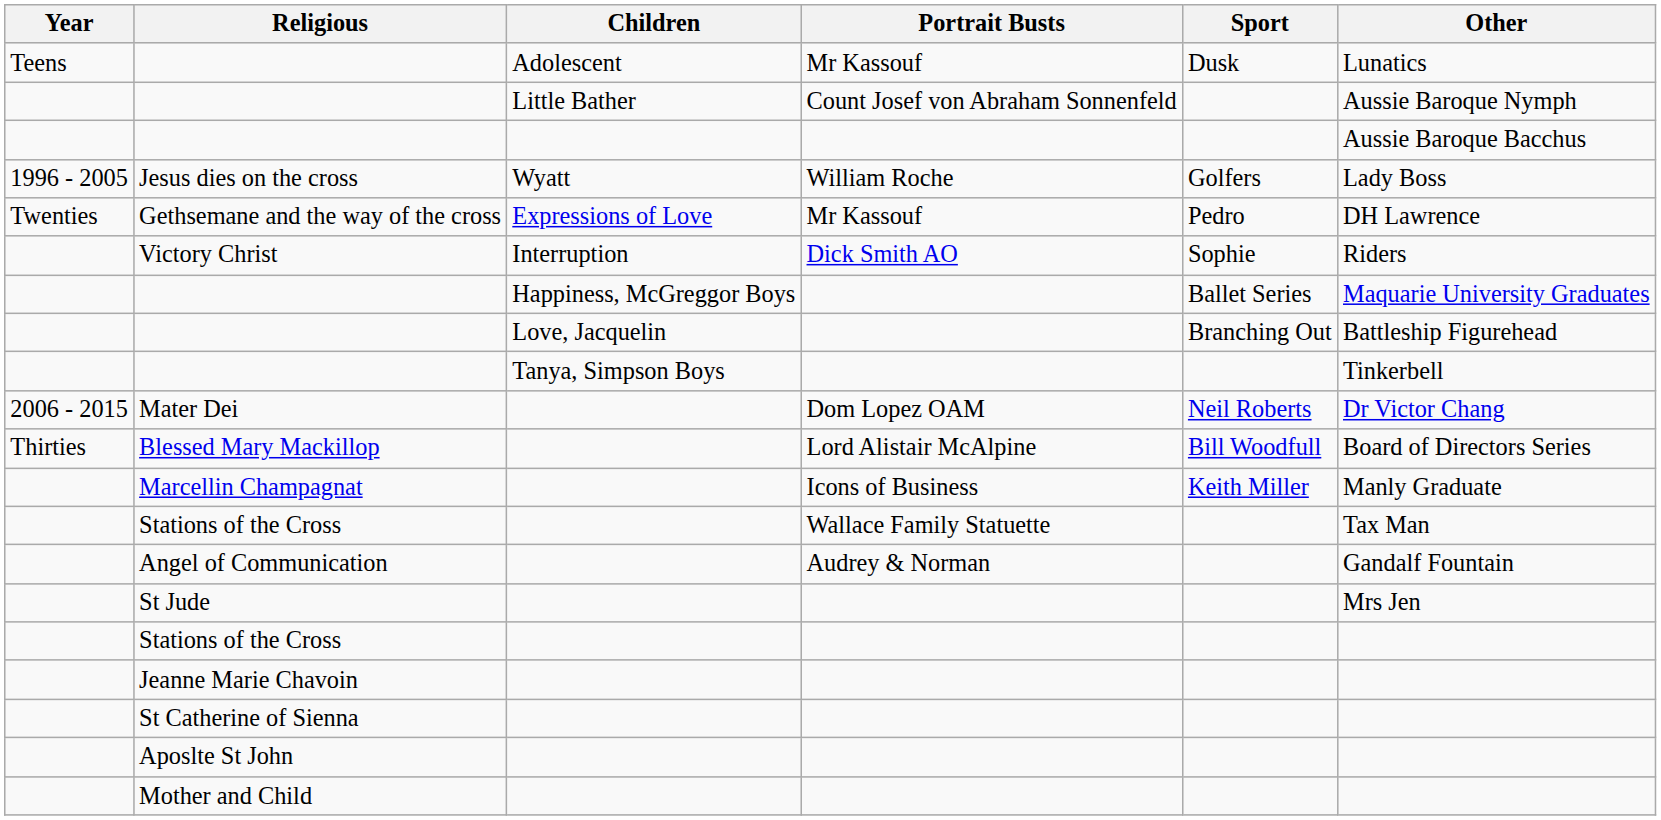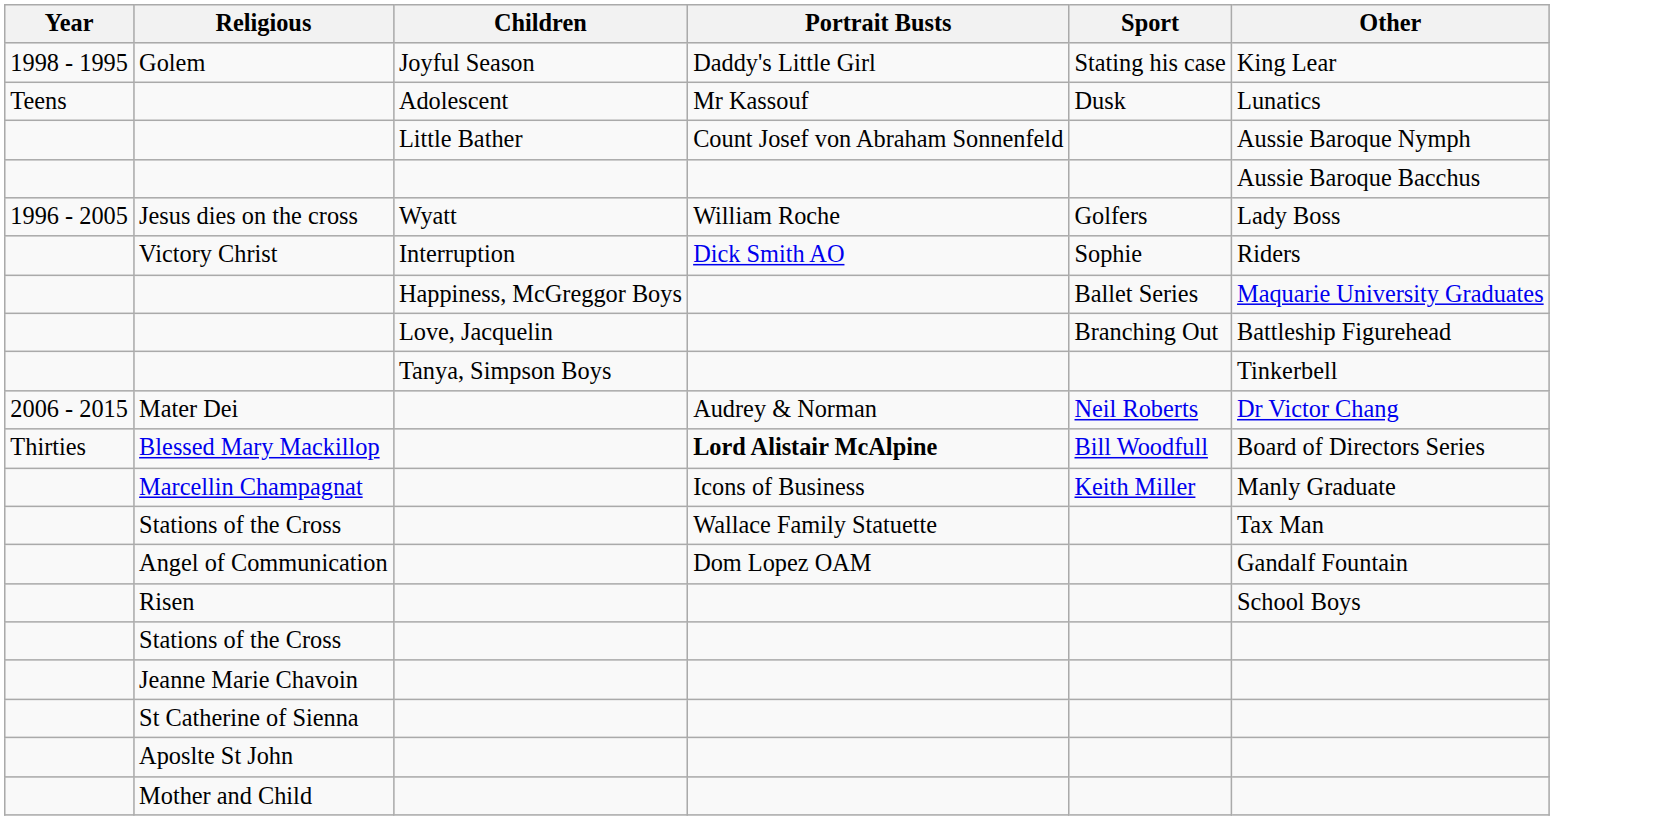+ row: (172, 62)
- row: (320, 216)
(896, 409) Dom Lopez OAM -> (785, 409) Audrey & Norman
(921, 448) normal -> (815, 448) bold
(898, 563) Audrey & Norman -> (782, 563) Dom Lopez OAM
+ row: (167, 602)
- row: (175, 602)
